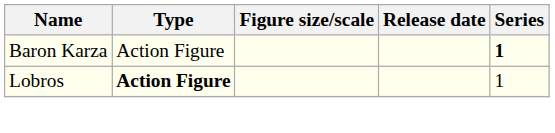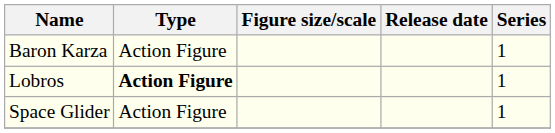(499, 50) bold -> (502, 50) normal
+ row: (59, 111)
